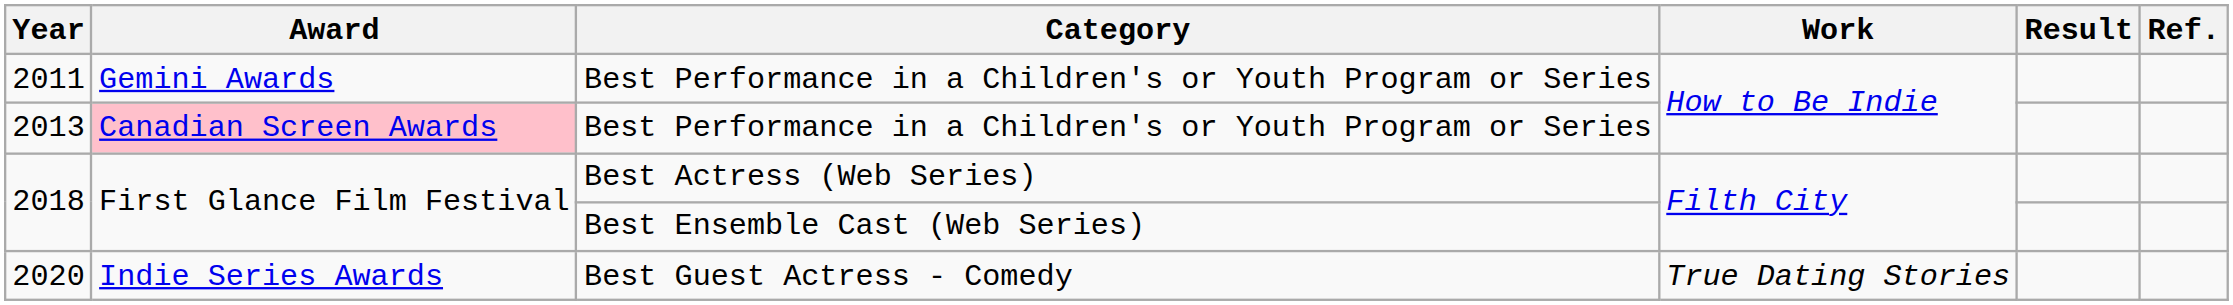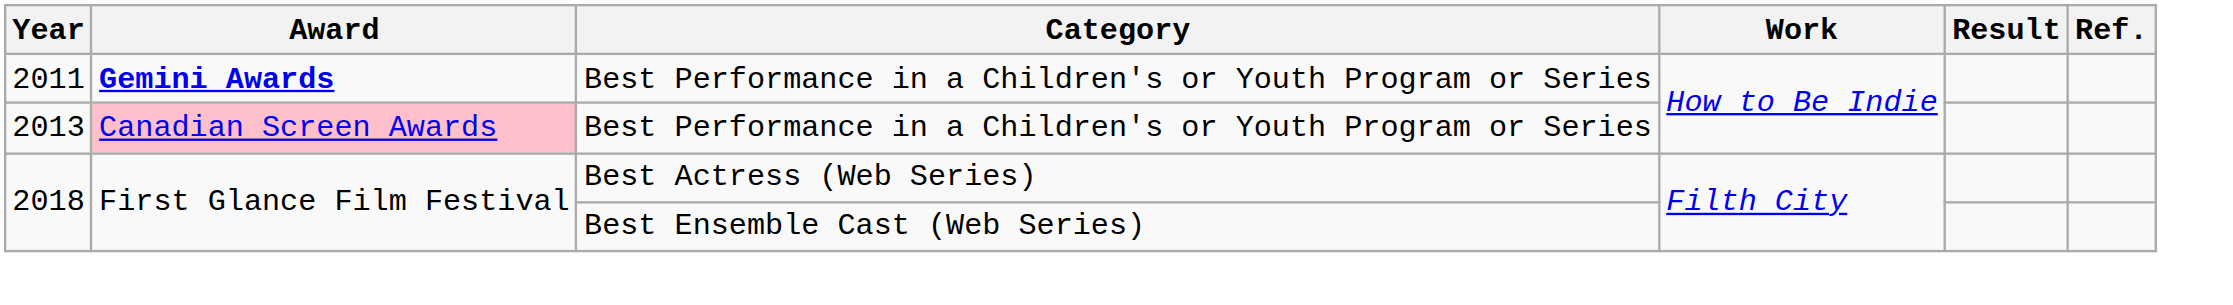(217, 79) normal -> (217, 79) bold
- row: (49, 276)
